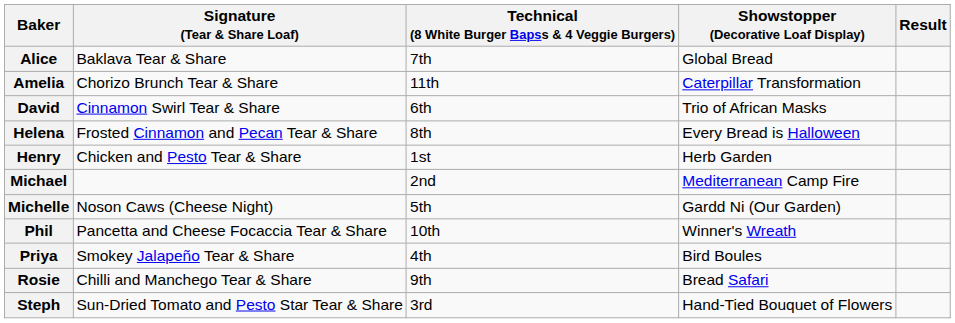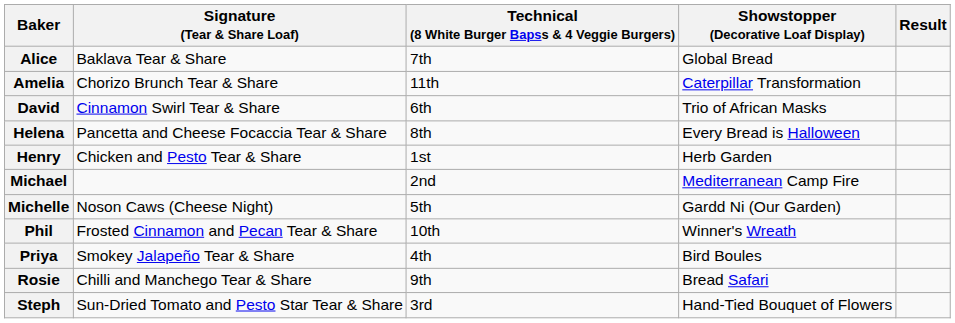(227, 132) Frosted Cinnamon and Pecan Tear & Share -> (232, 132) Pancetta and Cheese Focaccia Tear & Share
(232, 231) Pancetta and Cheese Focaccia Tear & Share -> (227, 231) Frosted Cinnamon and Pecan Tear & Share
